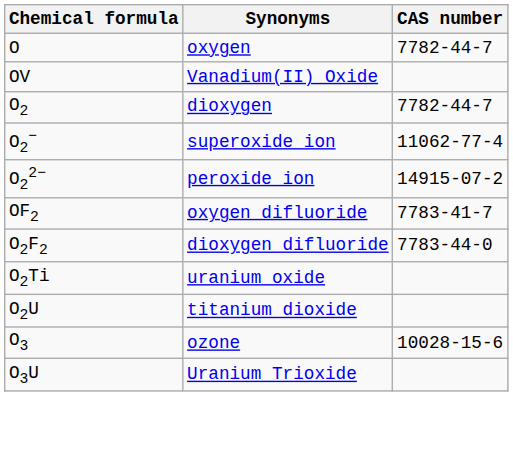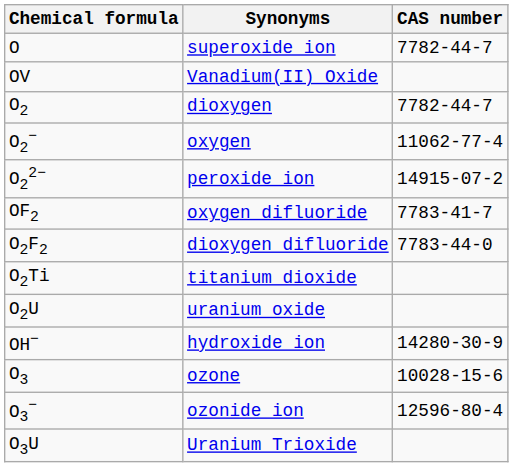(219, 48) oxygen -> (261, 48) superoxide ion
(261, 142) superoxide ion -> (219, 142) oxygen
(256, 278) uranium oxide -> (272, 278) titanium dioxide
(272, 310) titanium dioxide -> (256, 310) uranium oxide
+ row: (24, 343)
+ row: (23, 411)
